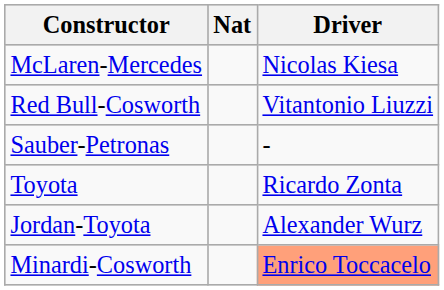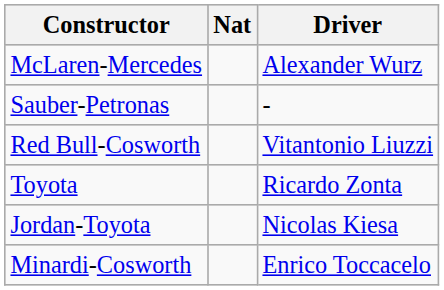(330, 64) Nicolas Kiesa -> (342, 64) Alexander Wurz
rows swapped: (90, 145) <-> (105, 104)
(342, 225) Alexander Wurz -> (330, 225) Nicolas Kiesa
(347, 265) lightsalmon background -> (347, 265) no background
